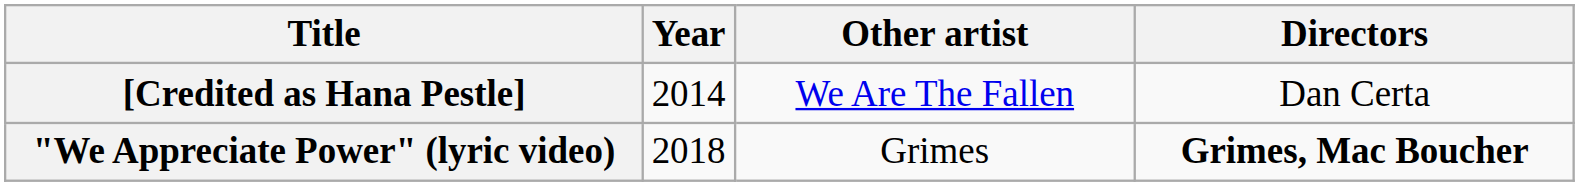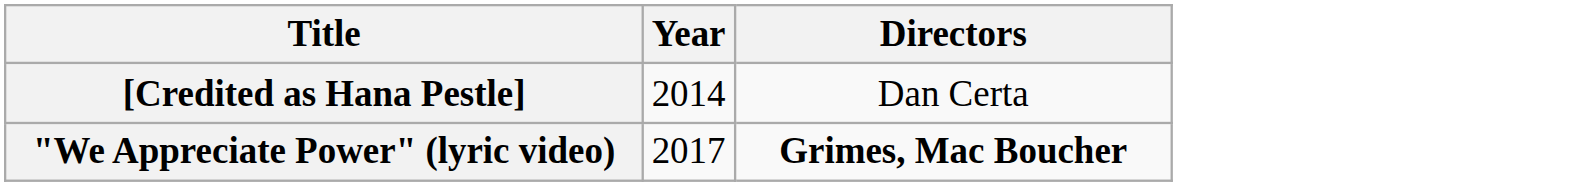- column: (935, 33)
(689, 151) 2018 -> (689, 151) 2017
